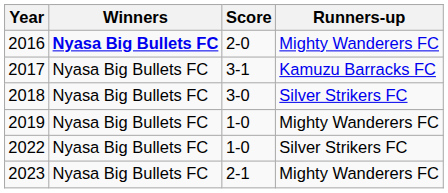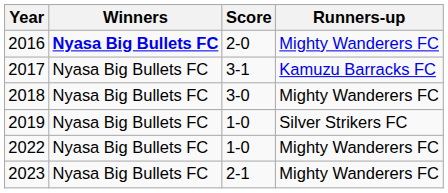(343, 95) Silver Strikers FC -> (359, 95) Mighty Wanderers FC
(359, 122) Mighty Wanderers FC -> (343, 122) Silver Strikers FC
(343, 148) Silver Strikers FC -> (359, 148) Mighty Wanderers FC
